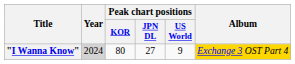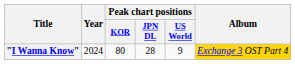(93, 51) lightgrey background -> (93, 51) no background
(150, 51) 27 -> (150, 51) 28
